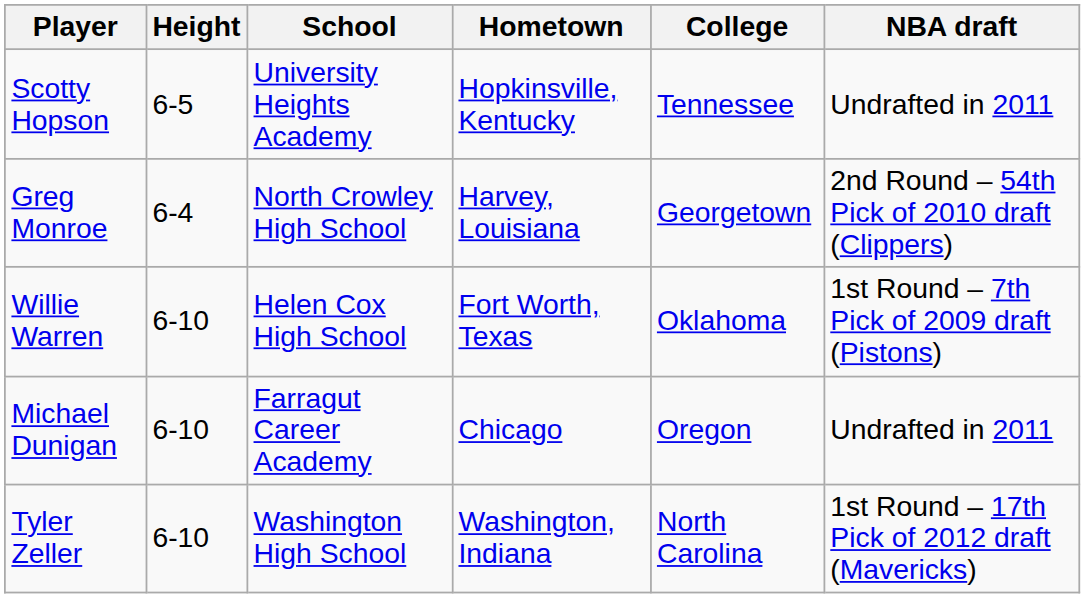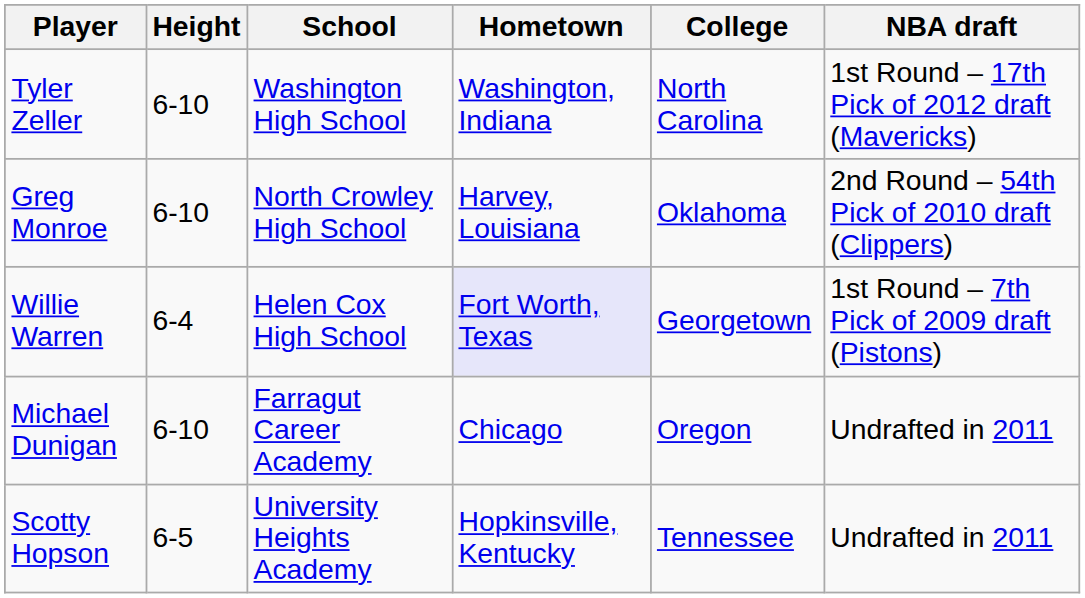rows swapped: (60, 103) <-> (47, 538)
(173, 212) 6-4 -> (181, 212) 6-10
(734, 212) Georgetown -> (721, 212) Oklahoma
(181, 320) 6-10 -> (173, 320) 6-4
(529, 320) no background -> (529, 320) lavender background
(721, 320) Oklahoma -> (734, 320) Georgetown
